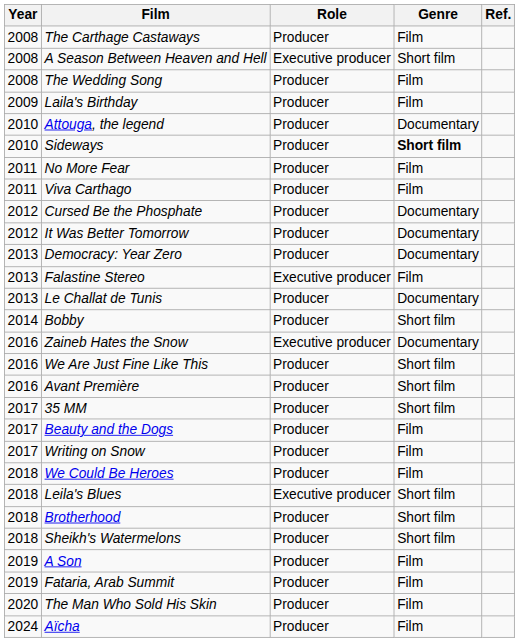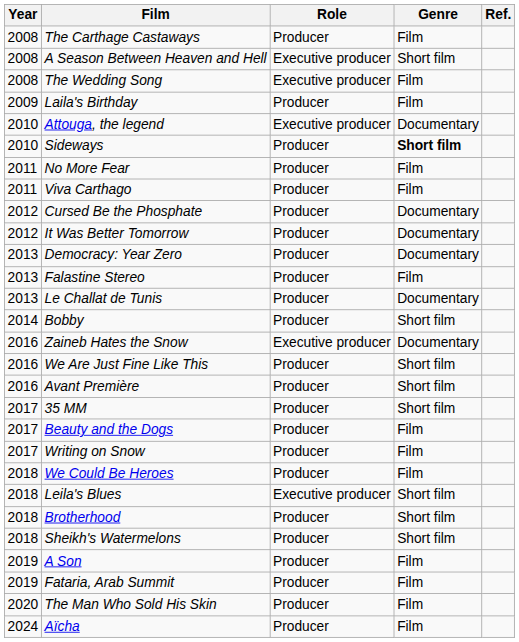(301, 80) Producer -> (332, 80) Executive producer
(301, 124) Producer -> (332, 124) Executive producer
(332, 277) Executive producer -> (301, 277) Producer
